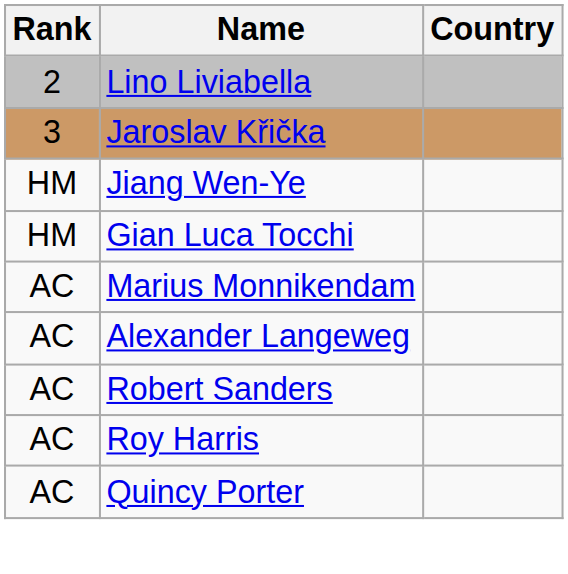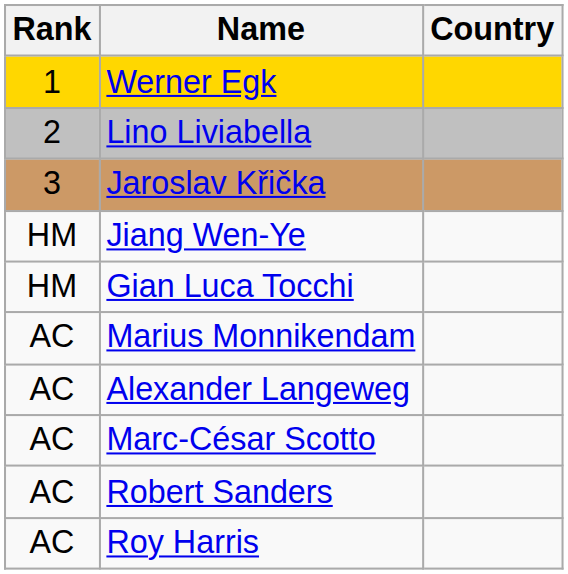+ row: (191, 81)
+ row: (241, 440)
- row: (205, 491)
